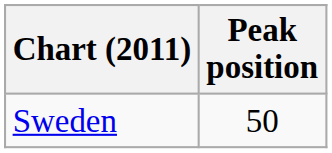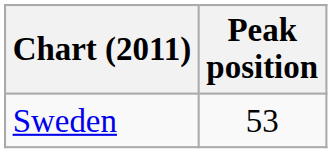(262, 119) 50 -> (262, 119) 53
